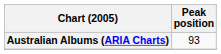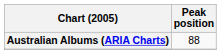(194, 40) 93 -> (194, 40) 88
